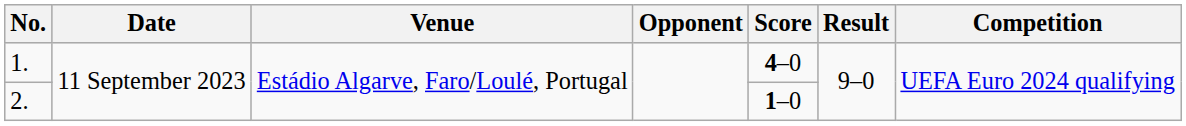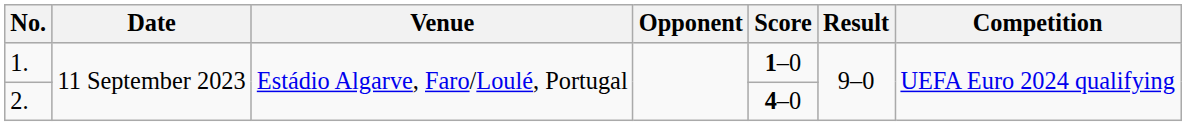(783, 62) 4–0 -> (783, 62) 1–0
(783, 100) 1–0 -> (783, 100) 4–0
